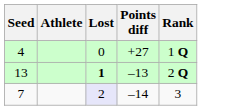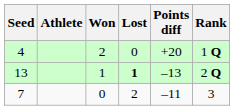+ column: (102, 22)
(138, 51) +27 -> (171, 51) +20
(101, 94) lavender background -> (134, 94) no background
(138, 94) –14 -> (171, 94) –11
